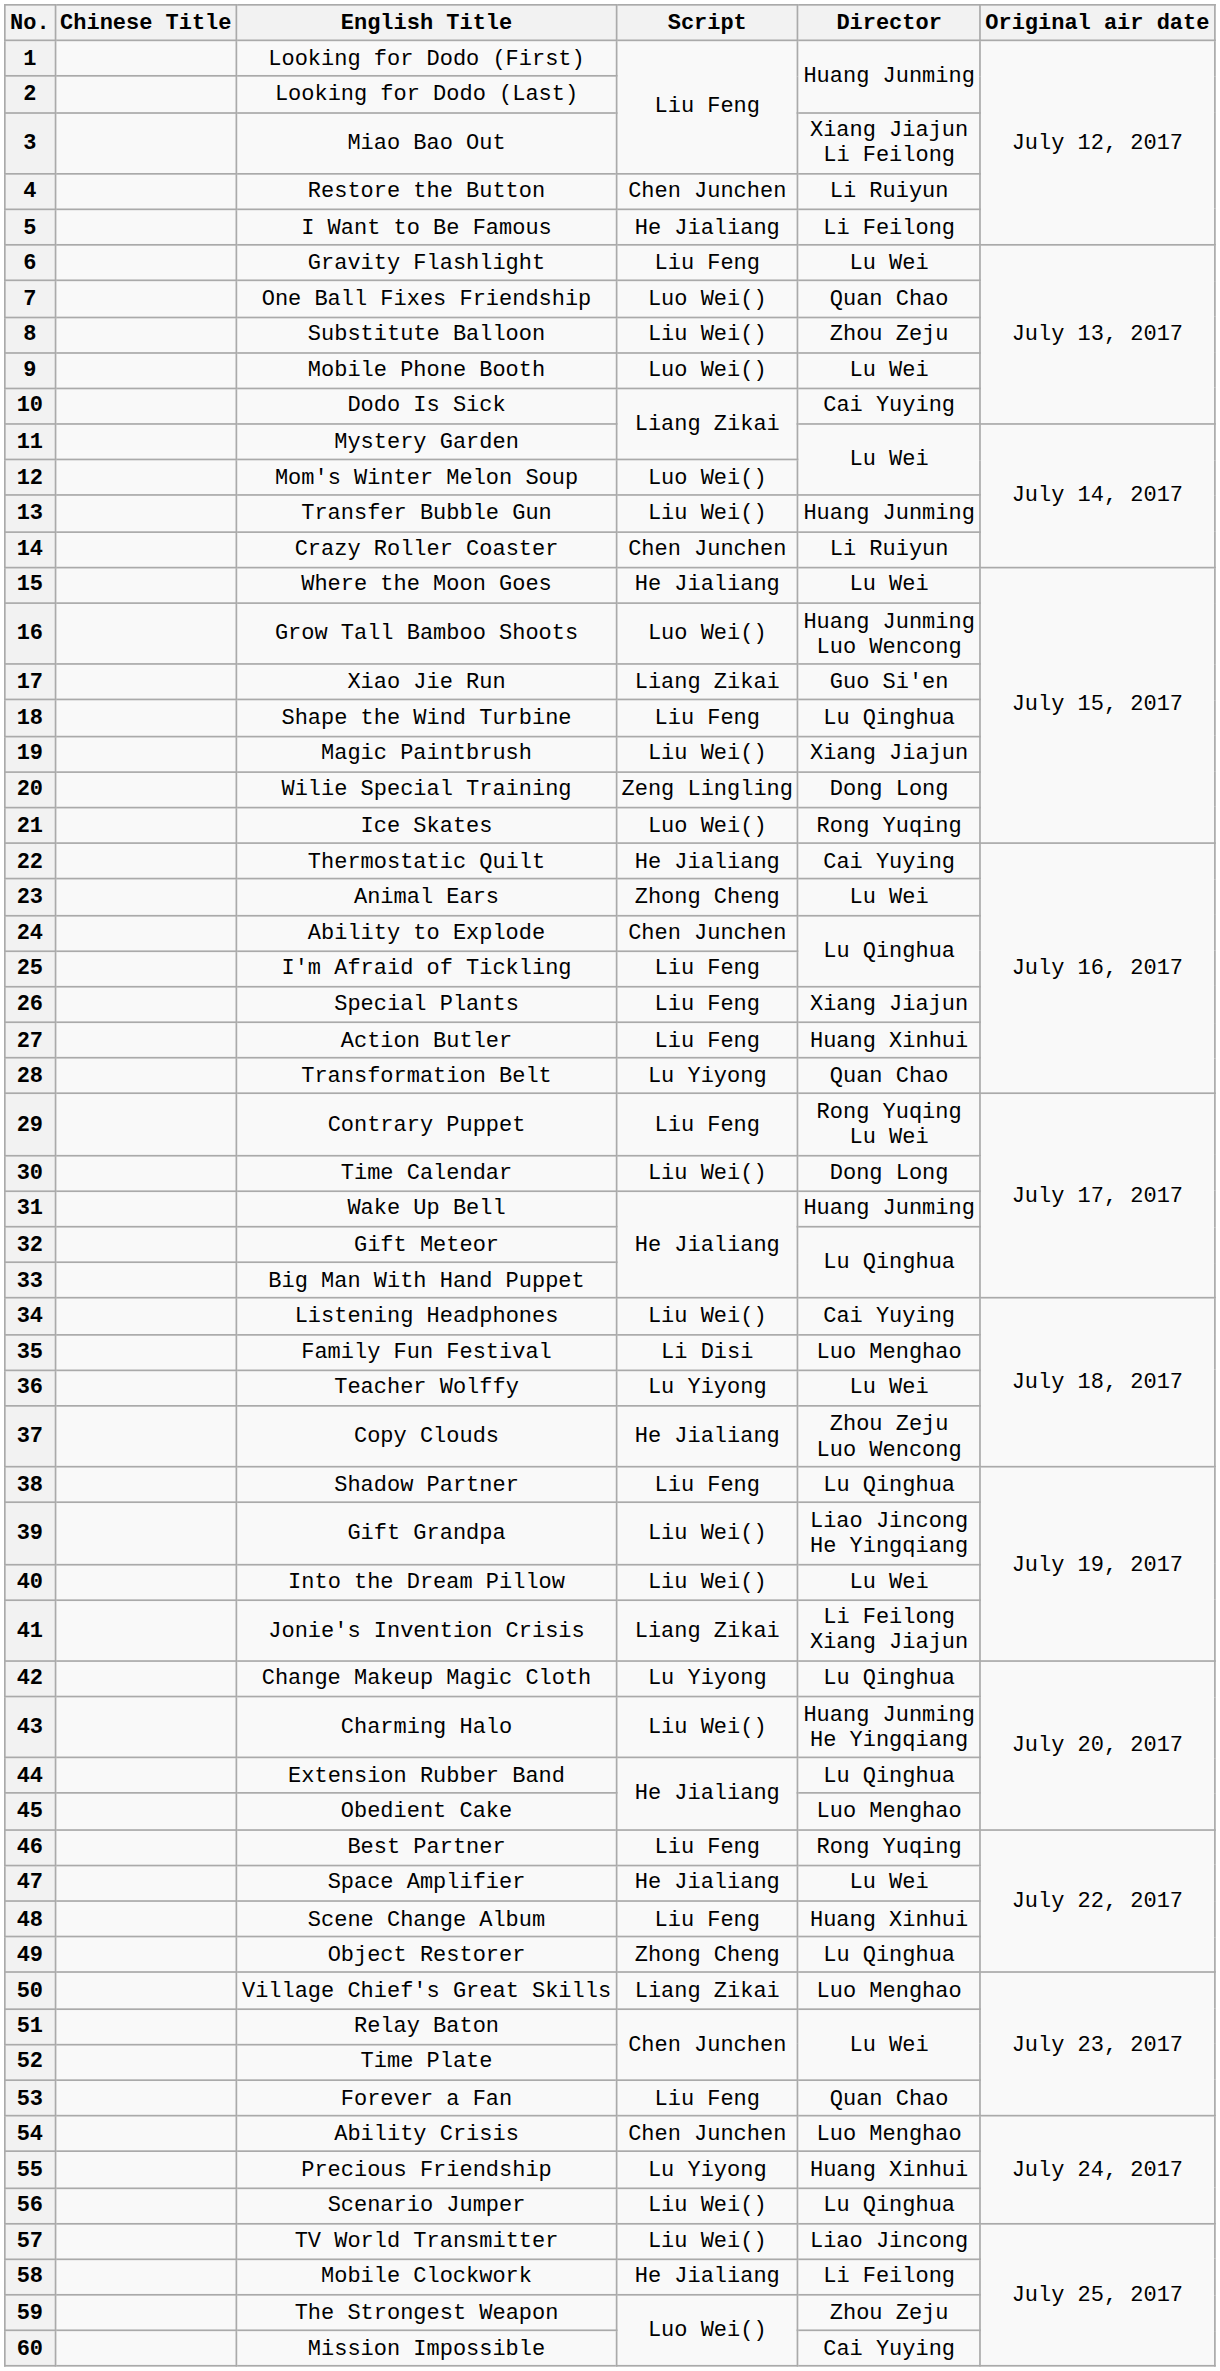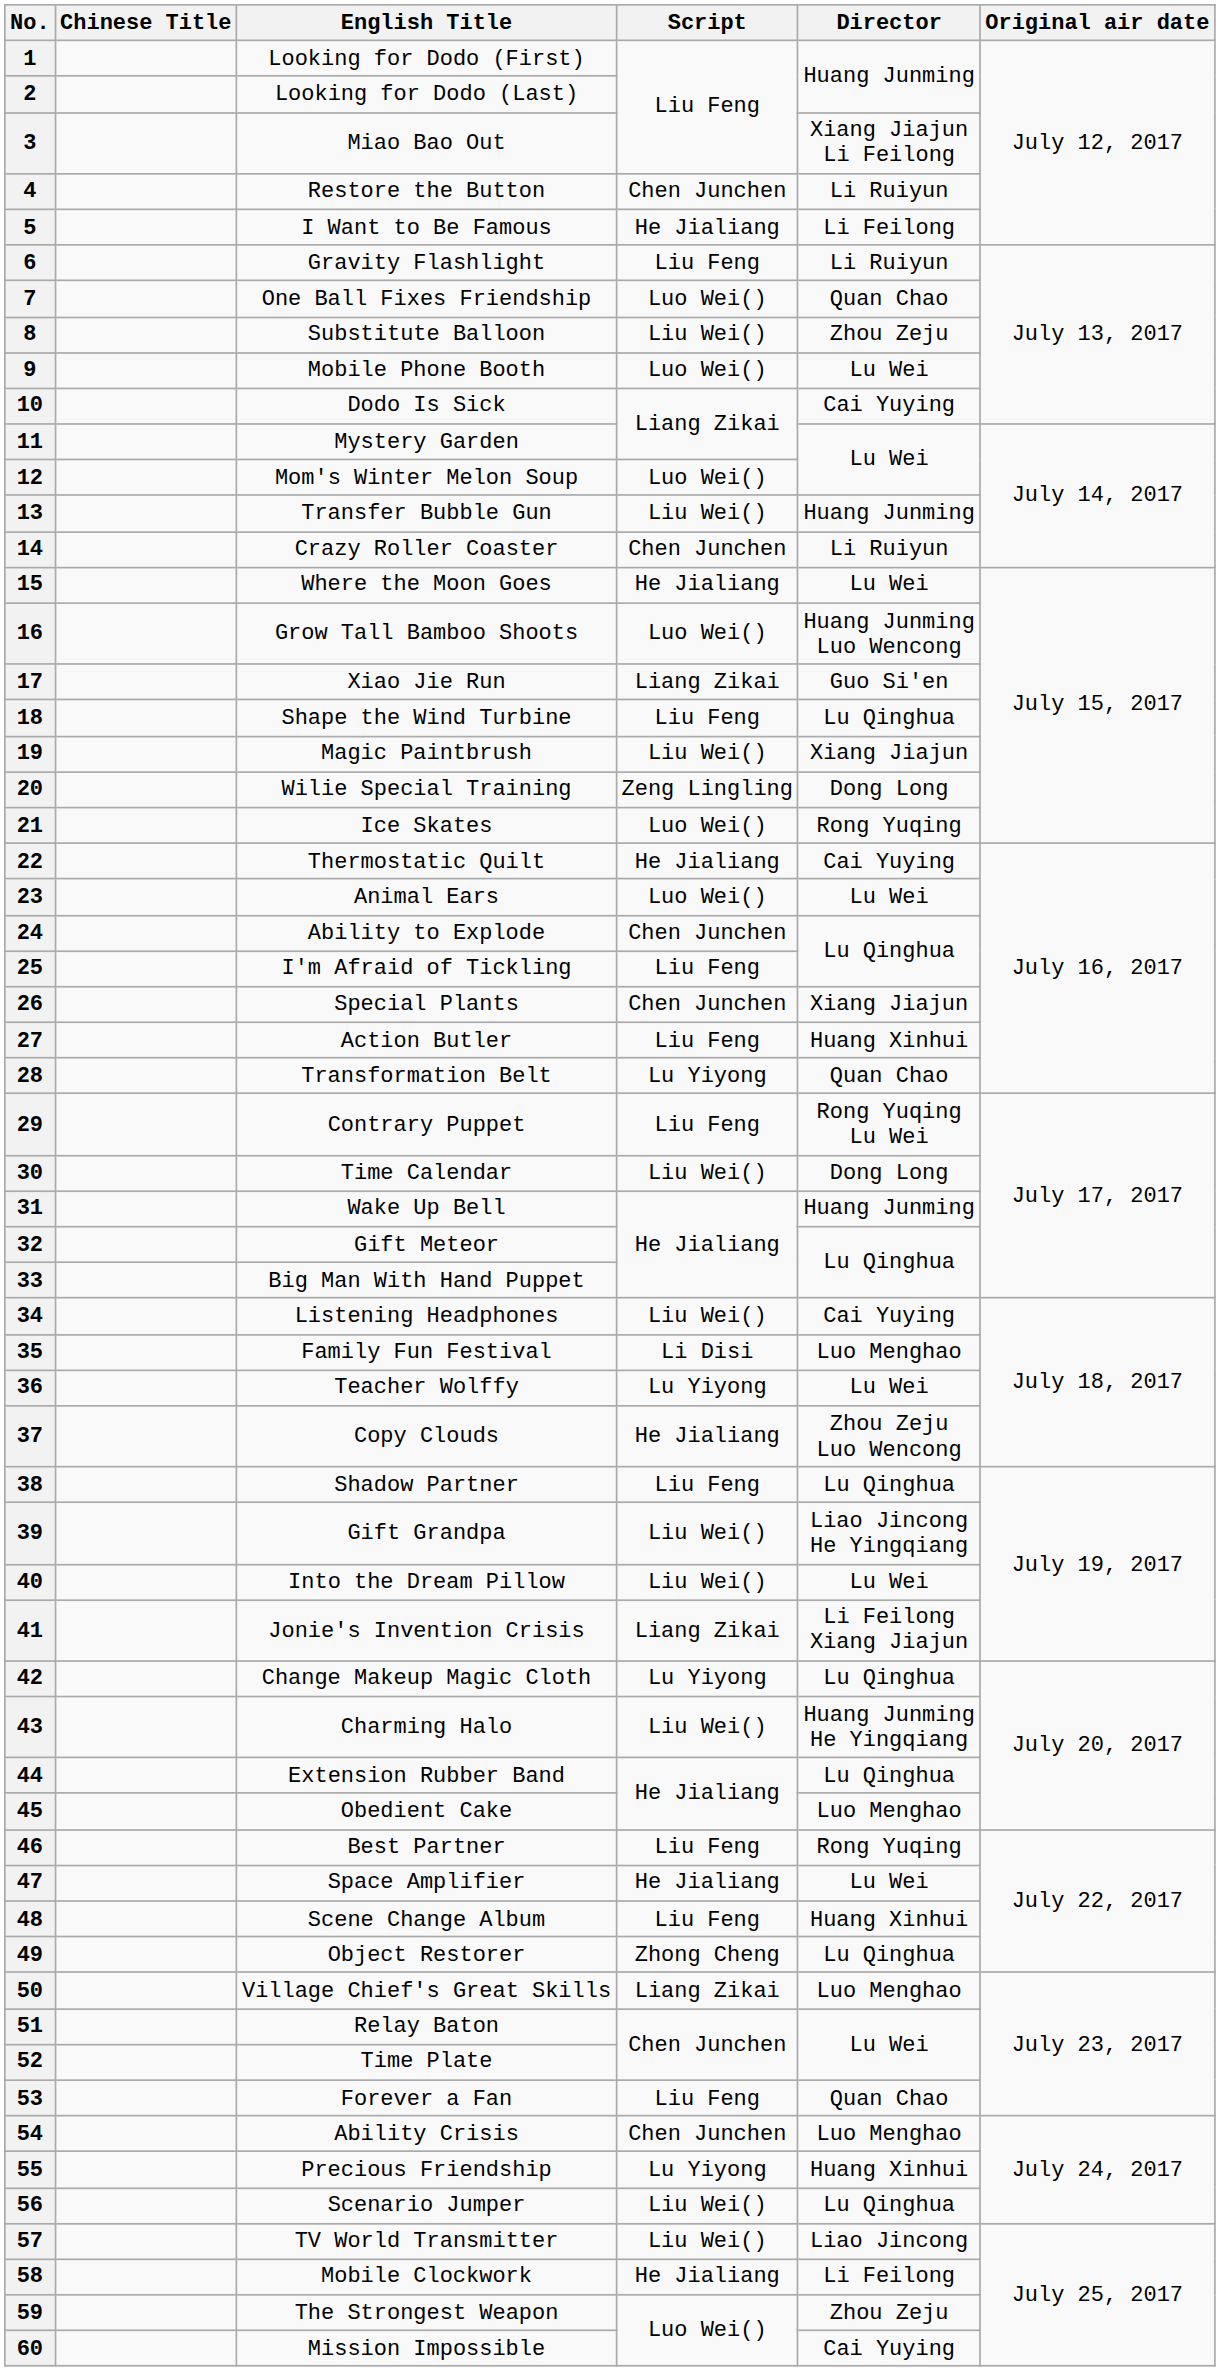(889, 263) Lu Wei -> (889, 263) Li Ruiyun
(707, 897) Zhong Cheng -> (707, 897) Luo Wei()
(707, 1004) Liu Feng -> (707, 1004) Chen Junchen
